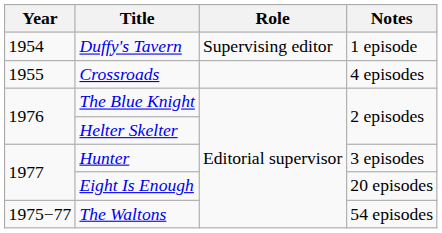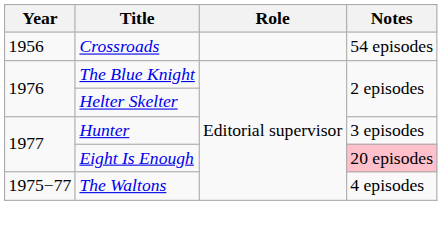- row: (131, 46)
(26, 74) 1955 -> (26, 46) 1956
(387, 74) 4 episodes -> (392, 46) 54 episodes
(392, 185) no background -> (392, 158) pink background
(392, 213) 54 episodes -> (387, 185) 4 episodes
